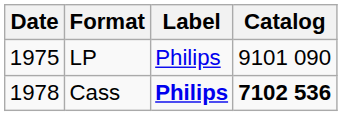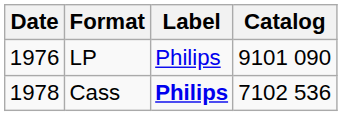(35, 57) 1975 -> (35, 57) 1976
(285, 92) bold -> (285, 92) normal
